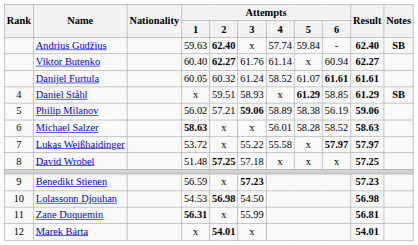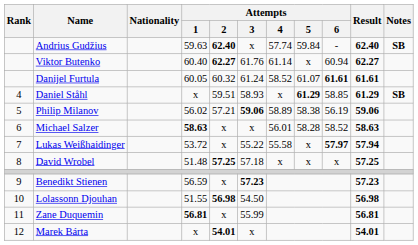(367, 144) 57.97 -> (367, 144) 57.94
(196, 198) 54.53 -> (196, 198) 51.55
(196, 215) 56.31 -> (196, 215) 56.81
